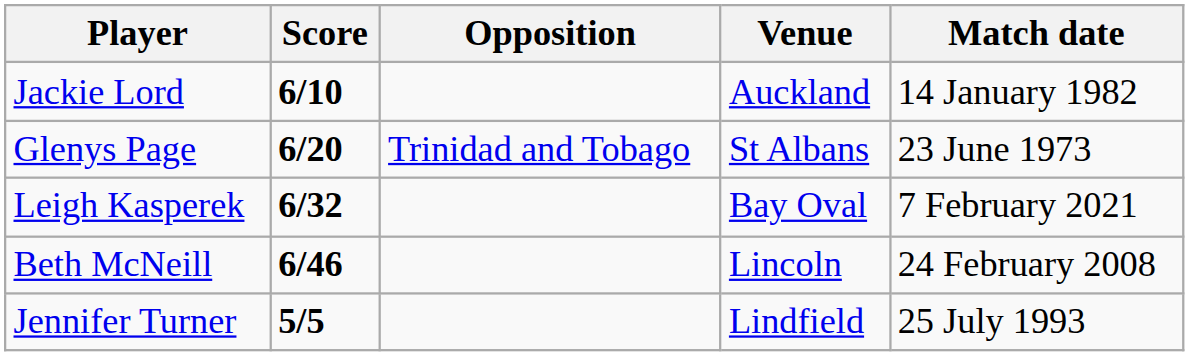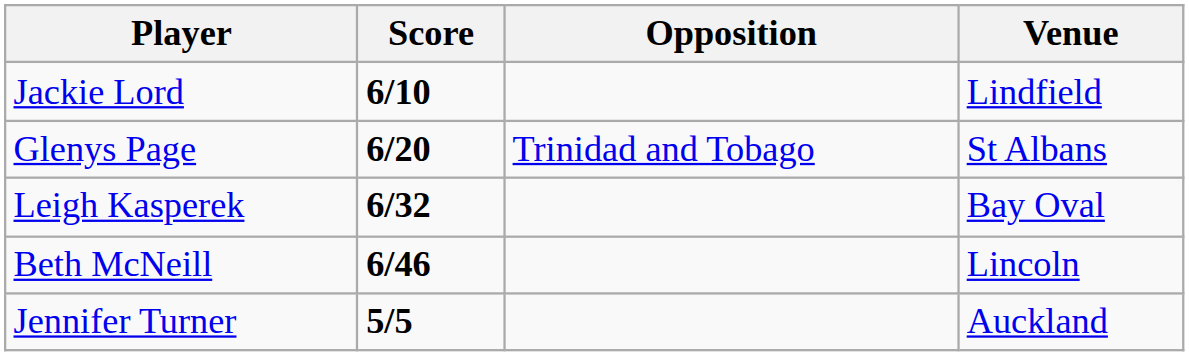- column: (1036, 33)
(800, 90) Auckland -> (1034, 90) Lindfield
(796, 321) Lindfield -> (1037, 321) Auckland
